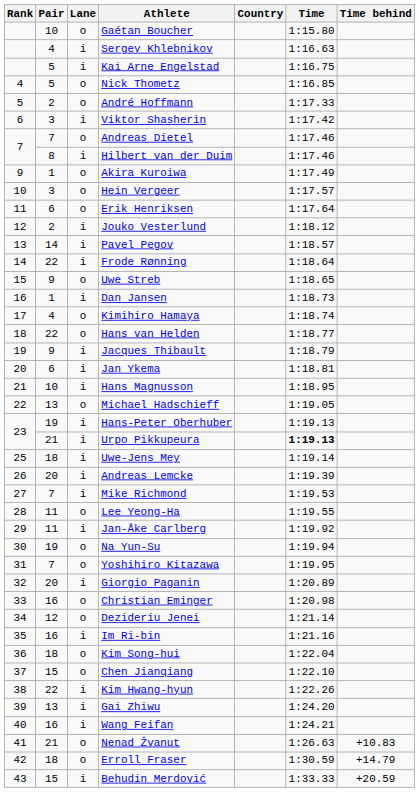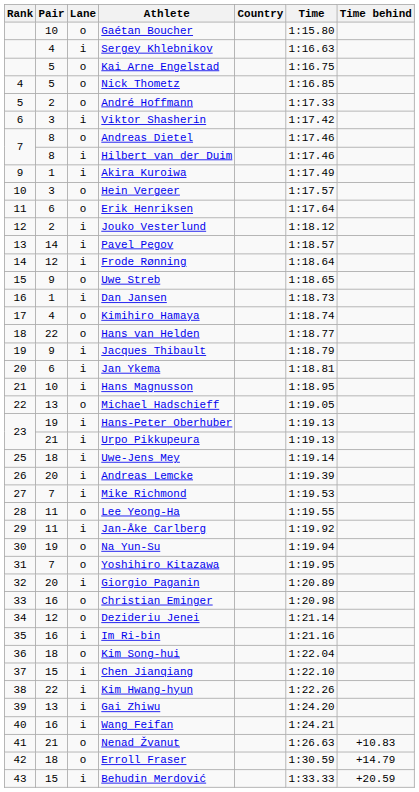(83, 67) i -> (83, 67) o
(52, 138) 7 -> (52, 138) 8
(83, 173) o -> (83, 173) i
(52, 262) 22 -> (52, 262) 12
(312, 440) bold -> (312, 440) normal
(83, 672) o -> (83, 672) i
